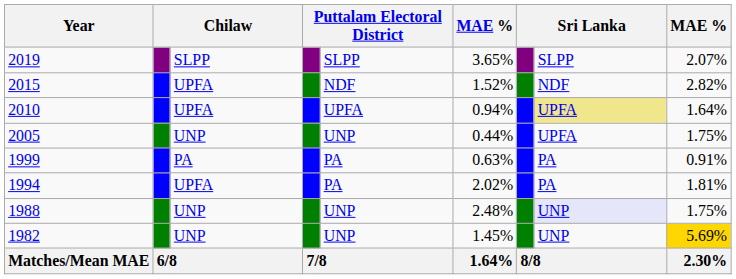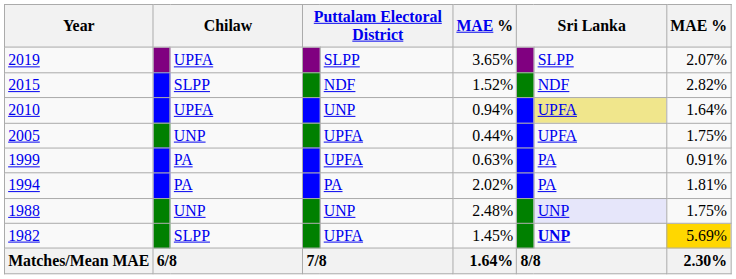(192, 60) SLPP -> (194, 60) UPFA
(194, 85) UPFA -> (192, 85) SLPP
(343, 110) UPFA -> (340, 110) UNP
(340, 135) UNP -> (343, 135) UPFA
(333, 160) PA -> (343, 160) UPFA
(194, 185) UPFA -> (183, 185) PA
(190, 235) UNP -> (192, 235) SLPP
(340, 235) UNP -> (343, 235) UPFA
(553, 235) normal -> (554, 235) bold
